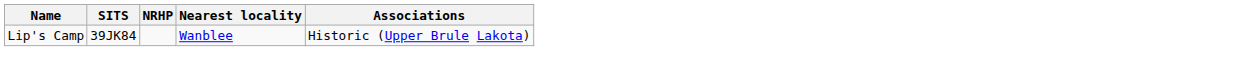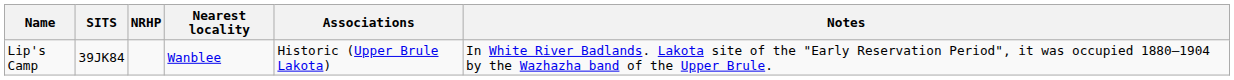+ column: (846, 22)
